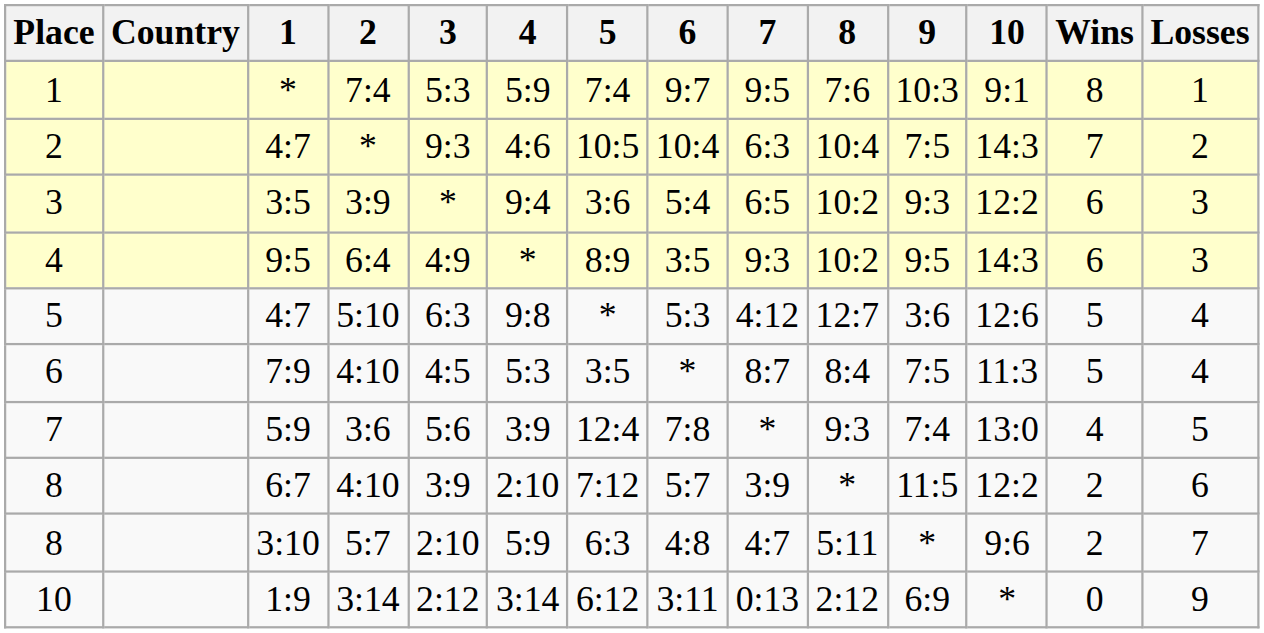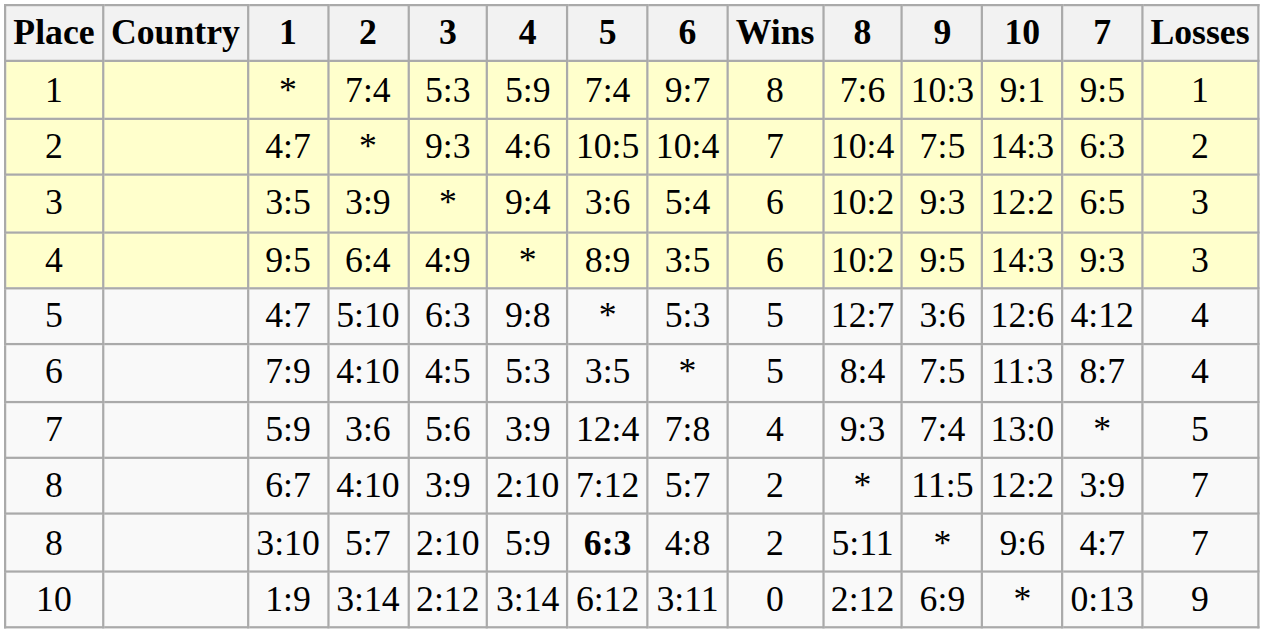columns swapped: (767, 32) <-> (1095, 32)
(1200, 485) 6 -> (1200, 485) 7
(608, 542) normal -> (608, 542) bold
